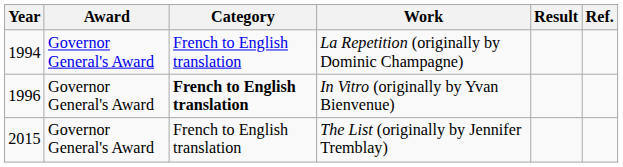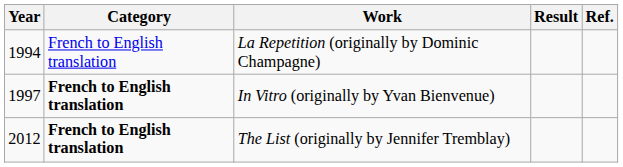- column: (107, 17)
(24, 95) 1996 -> (24, 95) 1997
(24, 139) 2015 -> (24, 139) 2012
(231, 139) normal -> (109, 139) bold
